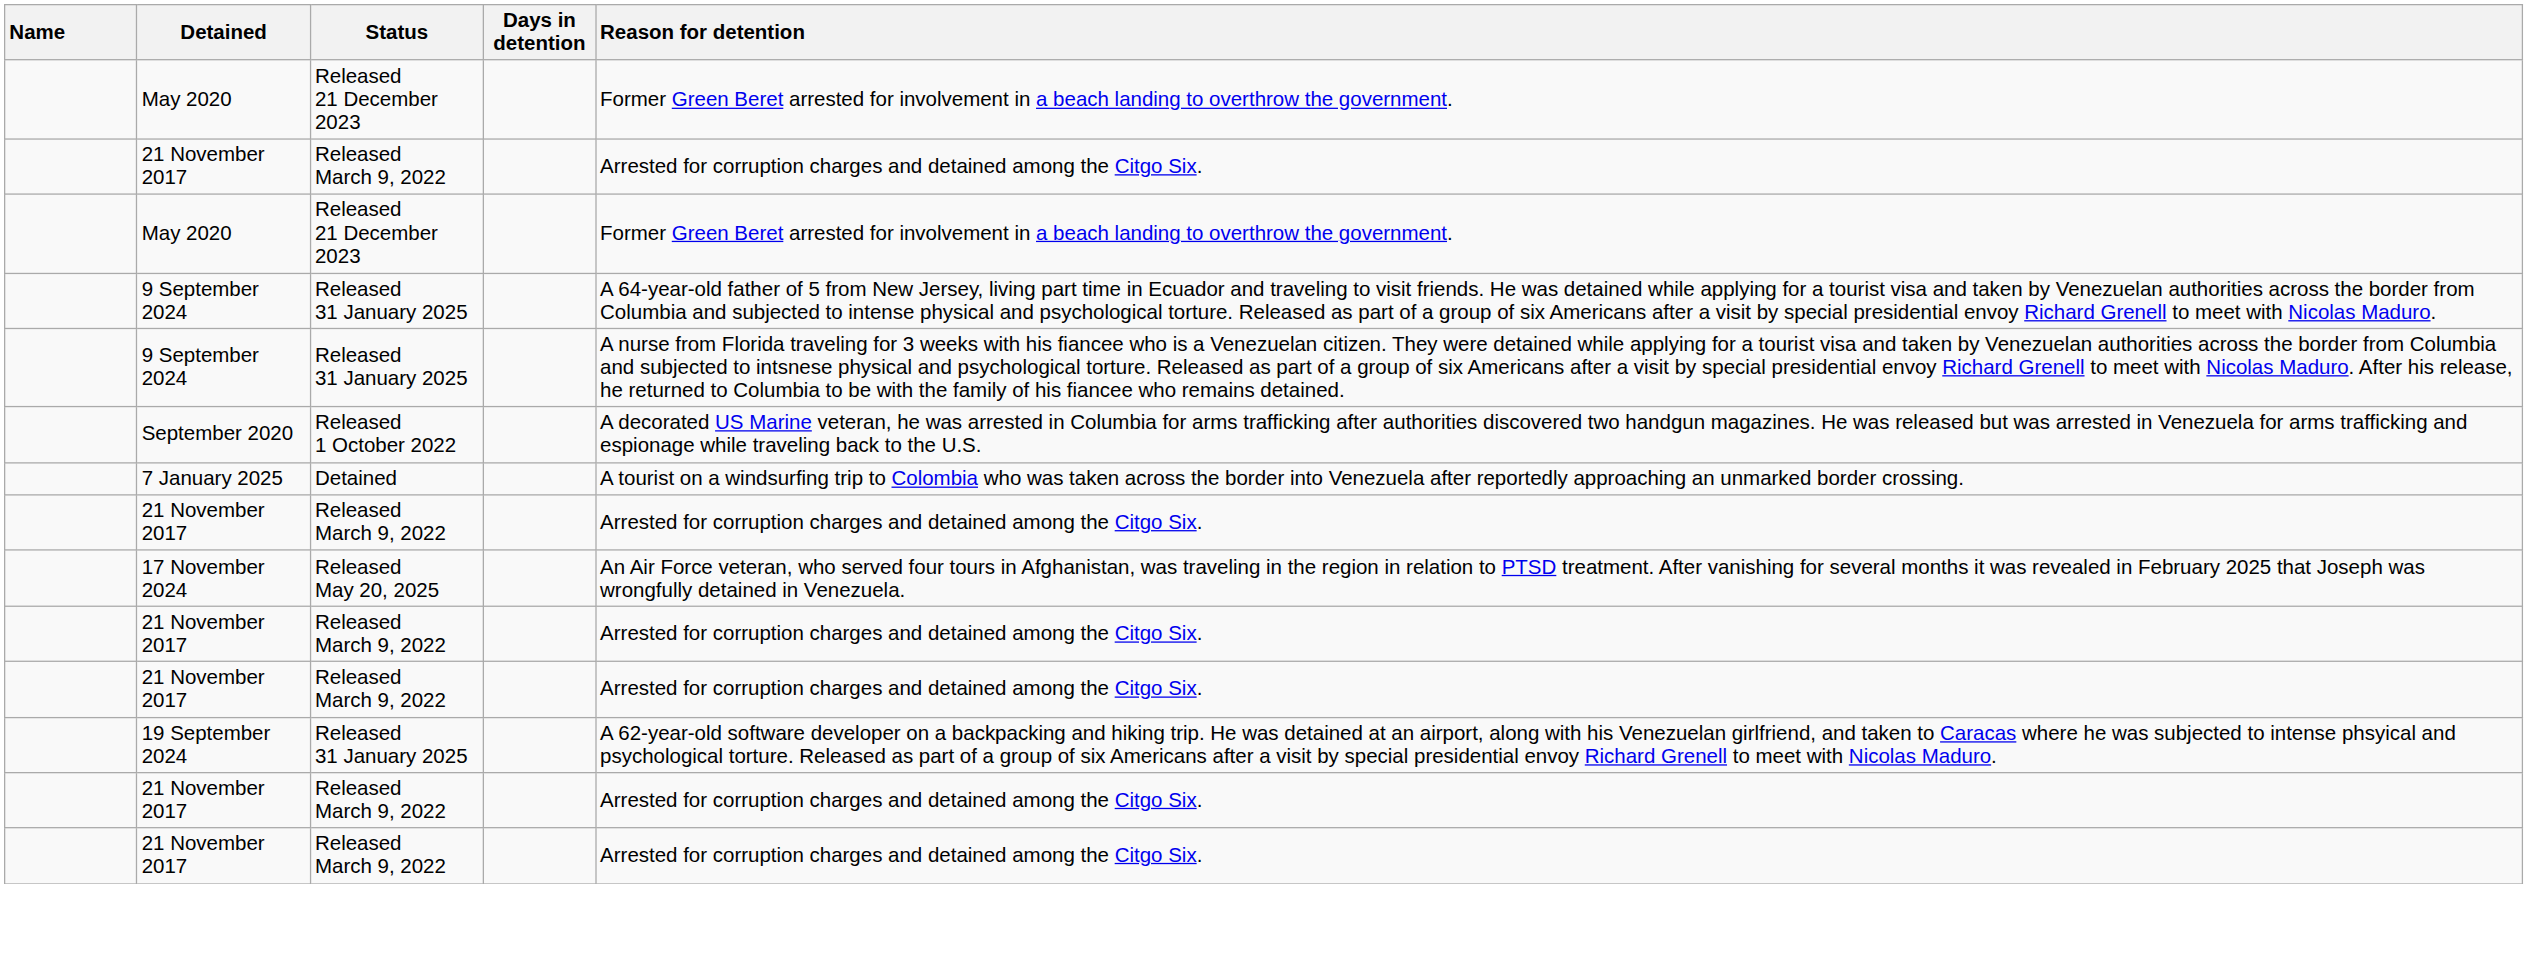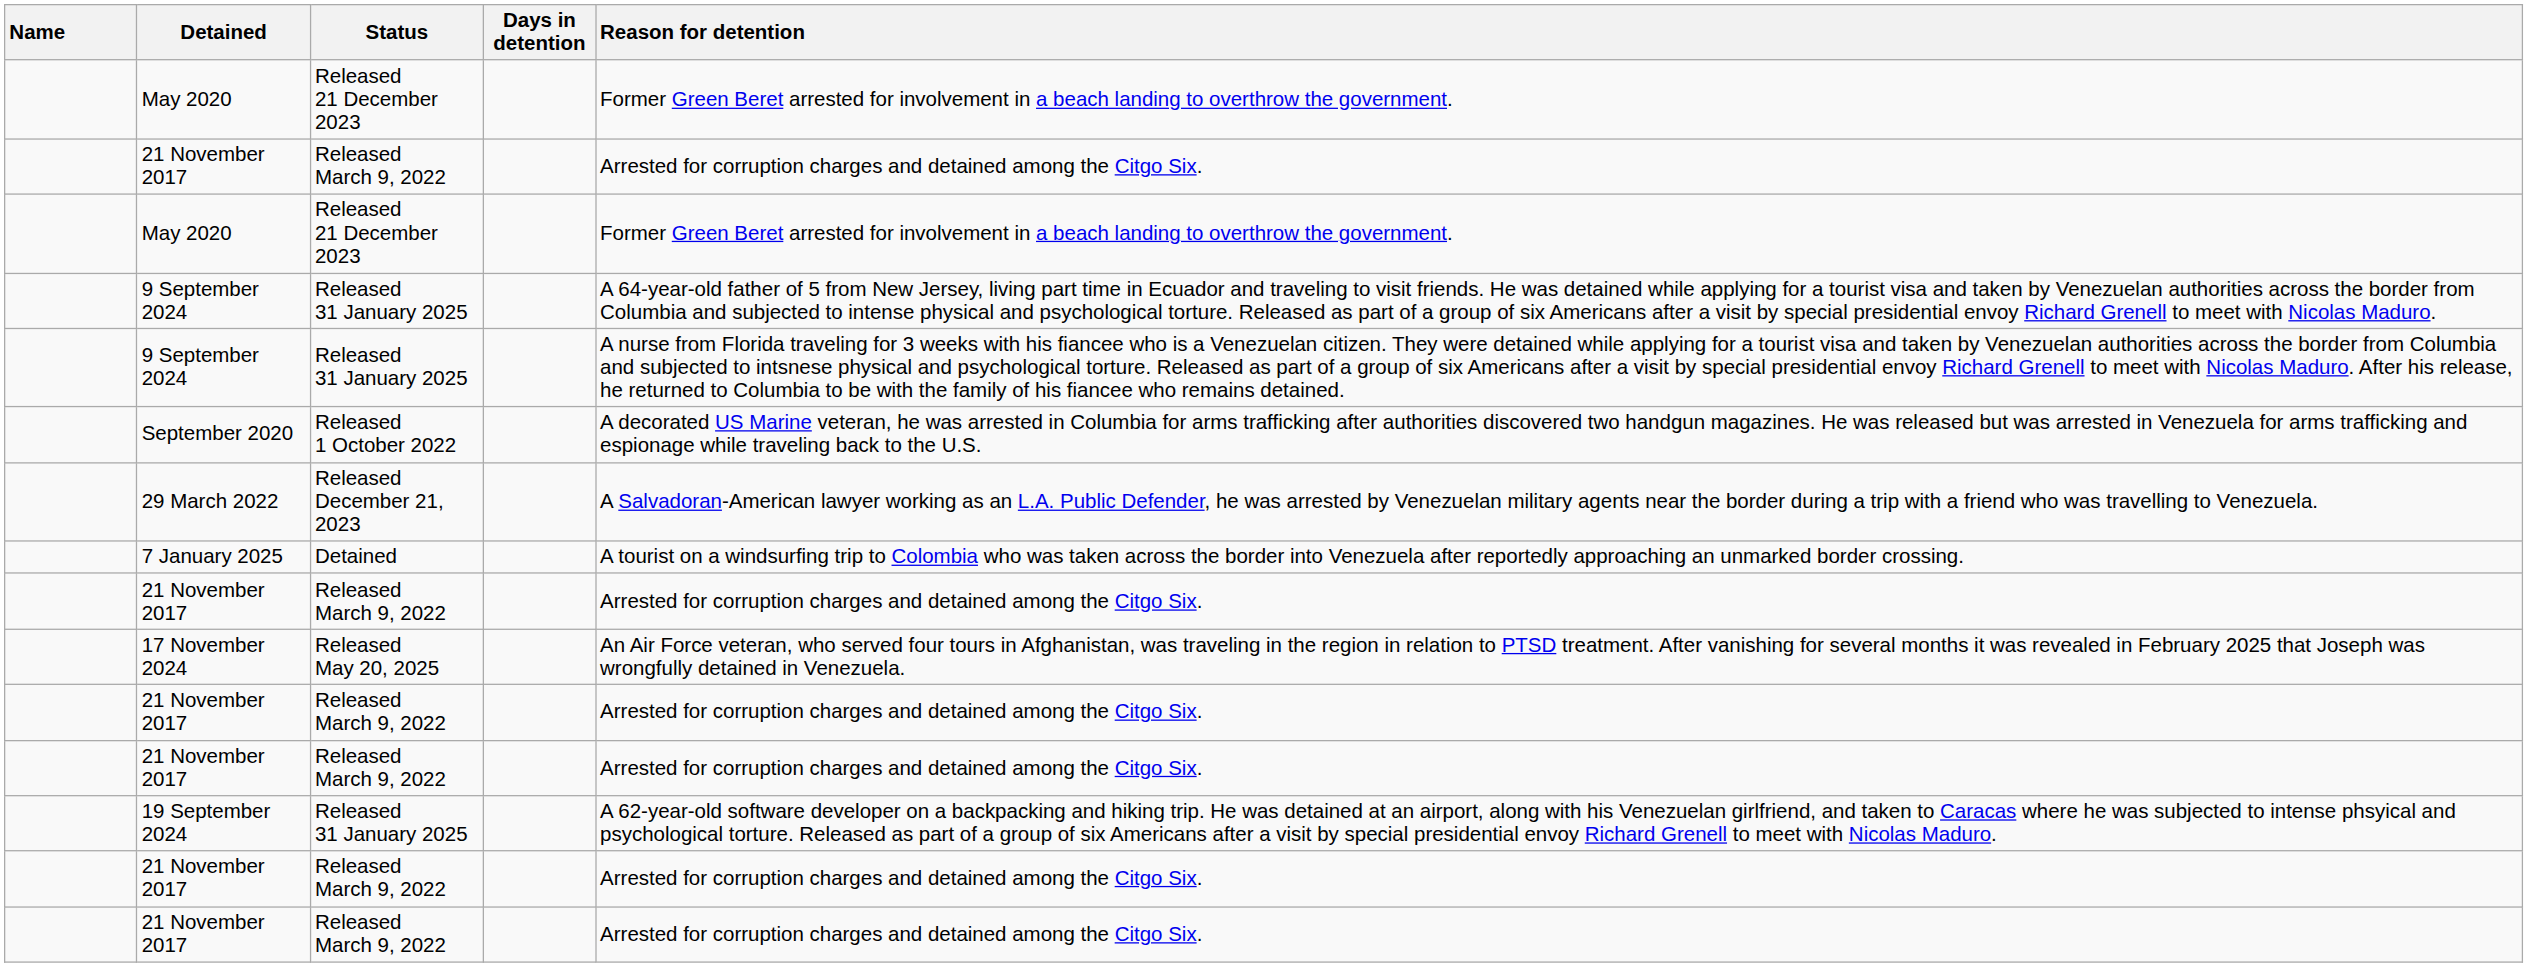+ row: (210, 501)
